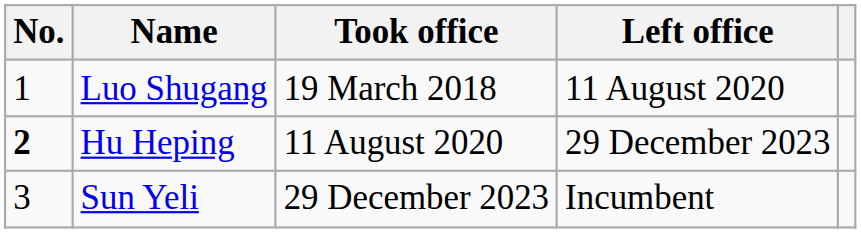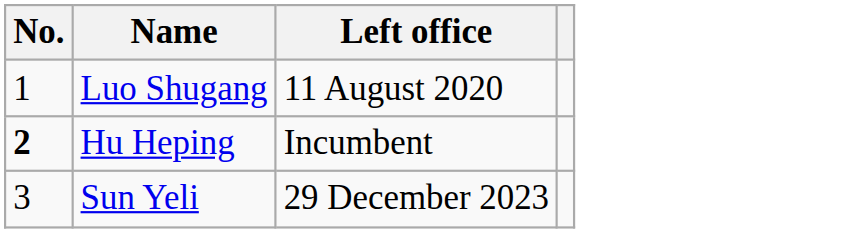- column: (416, 32)
(698, 142) 29 December 2023 -> (358, 142) Incumbent
(640, 198) Incumbent -> (416, 198) 29 December 2023
